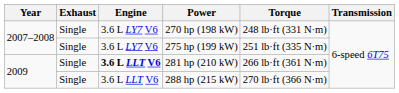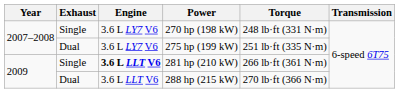(73, 46) Single -> (69, 46) Dual
(73, 79) Single -> (69, 79) Dual
